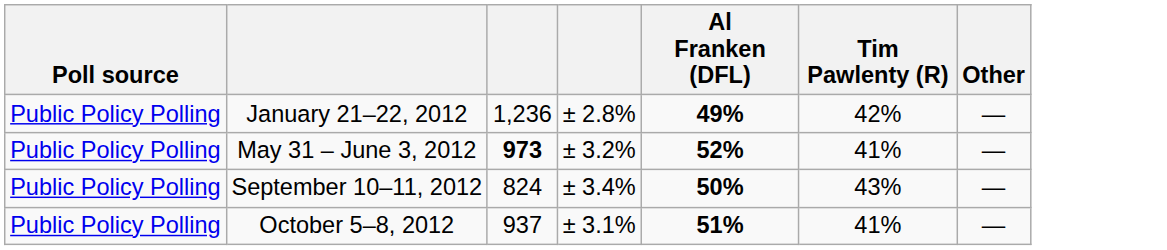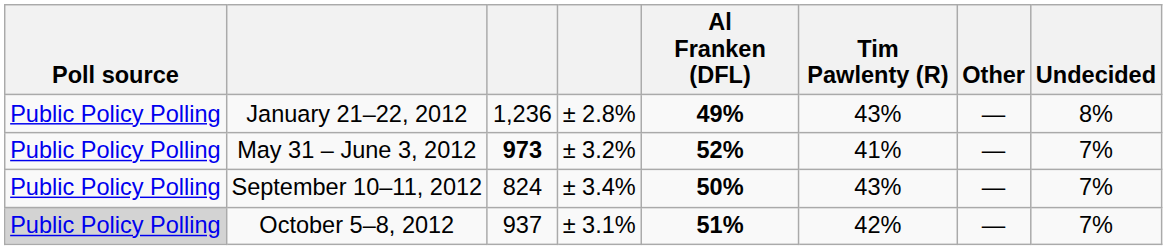+ column: (1096, 76)
(878, 113) 42% -> (878, 113) 43%
(115, 225) no background -> (115, 225) lightgrey background
(878, 225) 41% -> (878, 225) 42%
